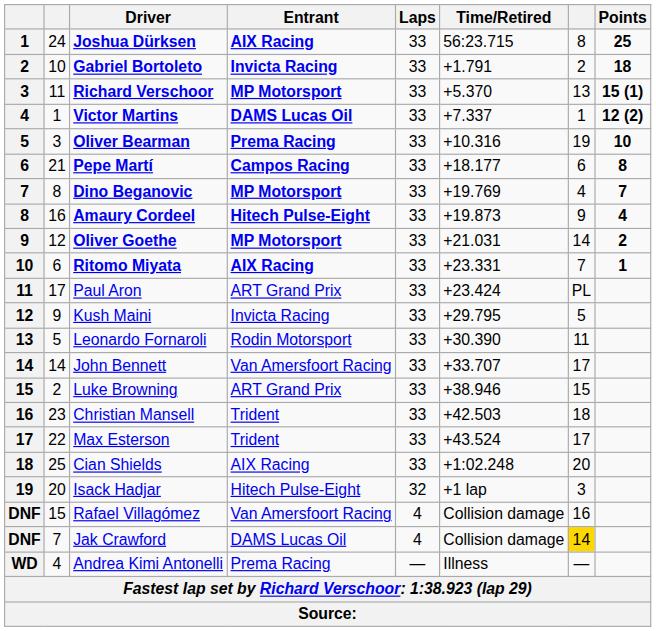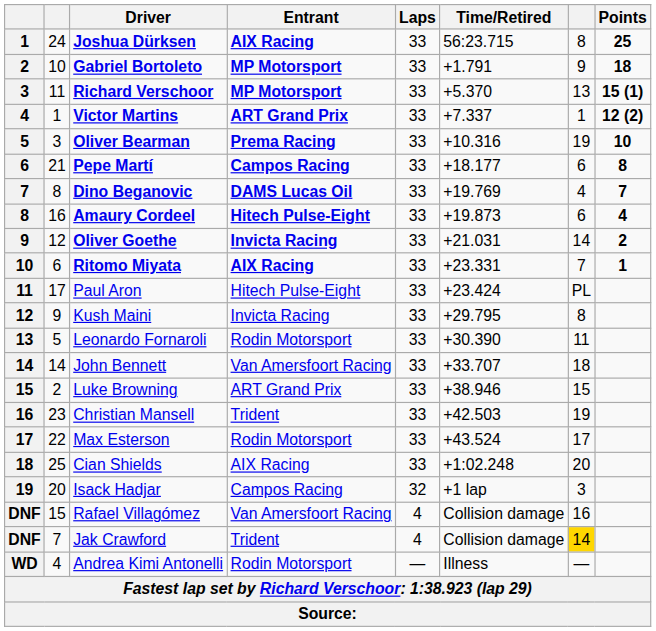(284, 66) Invicta Racing -> (286, 66) MP Motorsport
(581, 66) 2 -> (581, 66) 9
(291, 116) DAMS Lucas Oil -> (289, 116) ART Grand Prix
(286, 191) MP Motorsport -> (291, 191) DAMS Lucas Oil
(581, 216) 9 -> (581, 216) 6
(286, 240) MP Motorsport -> (284, 240) Invicta Racing
(286, 290) ART Grand Prix -> (295, 290) Hitech Pulse-Eight
(581, 315) 5 -> (581, 315) 8
(581, 365) 17 -> (581, 365) 18
(581, 414) 18 -> (581, 414) 19
(255, 439) Trident -> (291, 439) Rodin Motorsport
(295, 489) Hitech Pulse-Eight -> (287, 489) Campos Racing
(288, 539) DAMS Lucas Oil -> (255, 539) Trident
(281, 564) Prema Racing -> (291, 564) Rodin Motorsport
